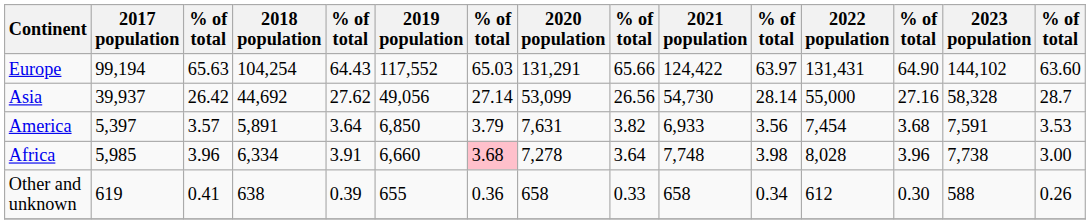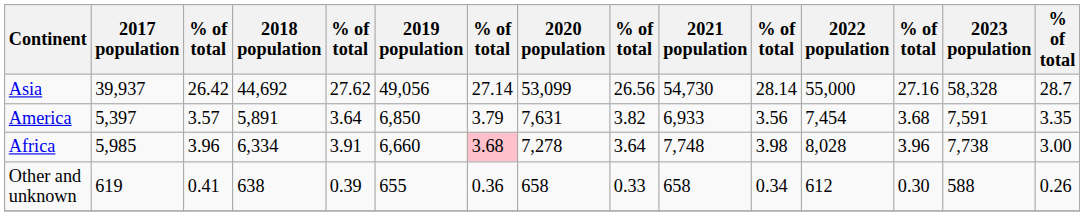- row: (35, 68)
(1056, 126) 3.53 -> (1056, 117) 3.35
